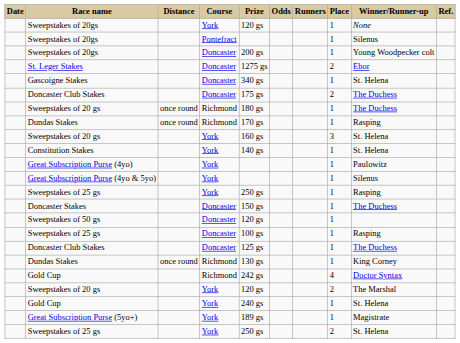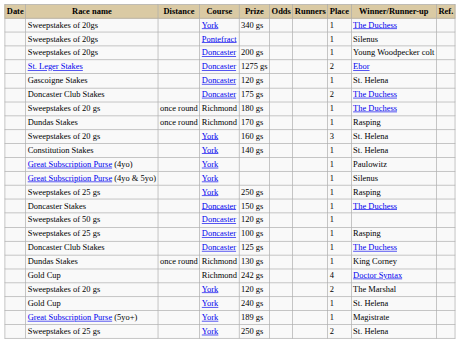(252, 25) 120 gs -> (252, 25) 340 gs
(362, 25) None -> (375, 25) The Duchess
(252, 80) 340 gs -> (252, 80) 120 gs
